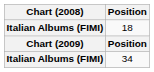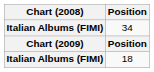rows swapped: (127, 28) <-> (127, 59)
